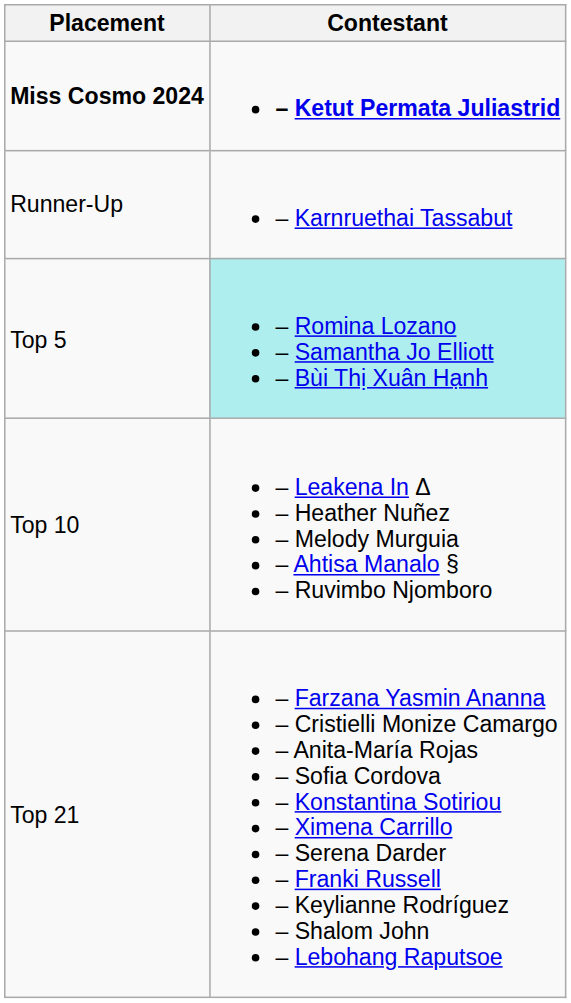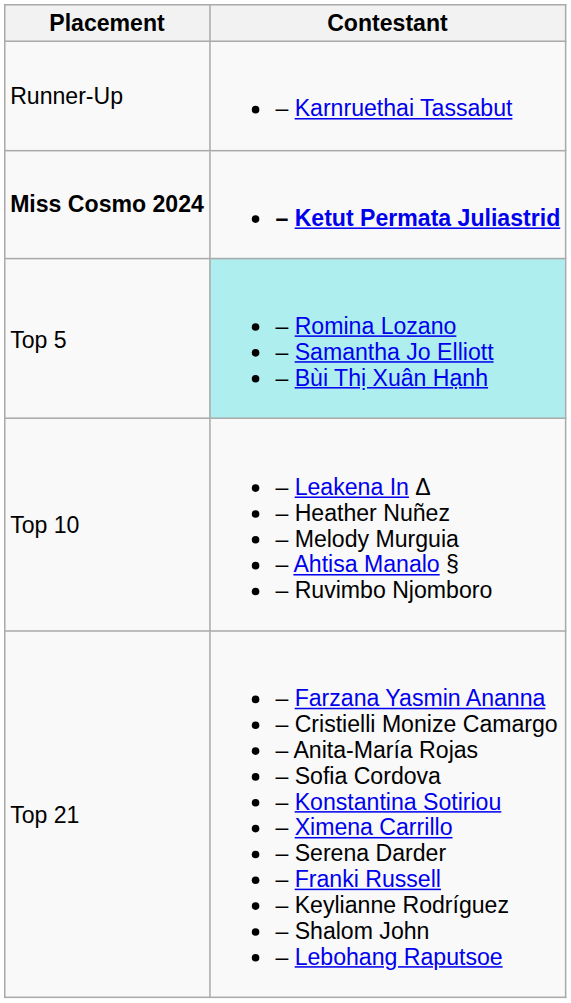rows swapped: (107, 96) <-> (67, 204)
